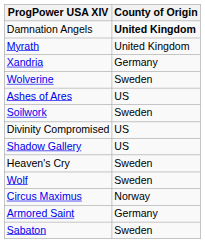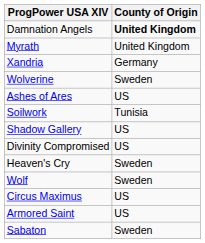(133, 113) Sweden -> (131, 113) Tunisia
rows swapped: (44, 146) <-> (58, 130)
(132, 197) Norway -> (122, 197) US
(136, 213) Germany -> (122, 213) US
